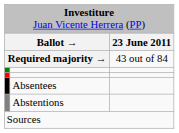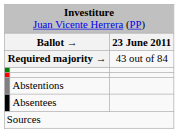rows swapped: (7, 103) <-> (7, 86)
